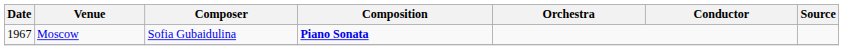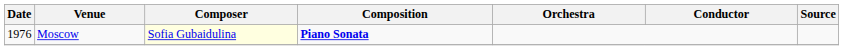(19, 34) 1967 -> (19, 34) 1976
(192, 34) no background -> (192, 34) lightyellow background
